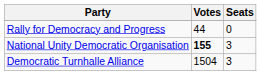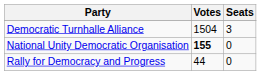rows swapped: (75, 62) <-> (86, 29)
(229, 45) 3 -> (229, 45) 0
